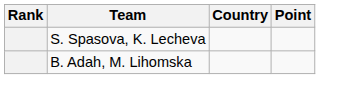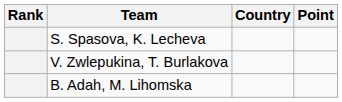+ row: (139, 62)
